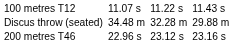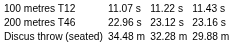rows swapped: (40, 37) <-> (53, 22)
